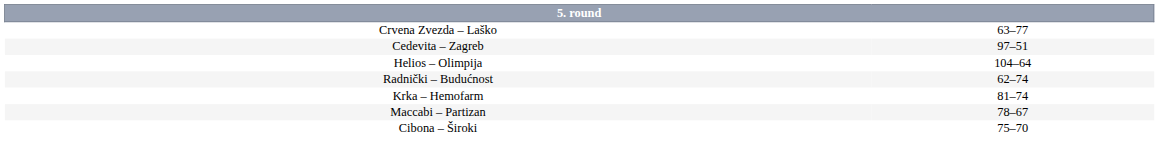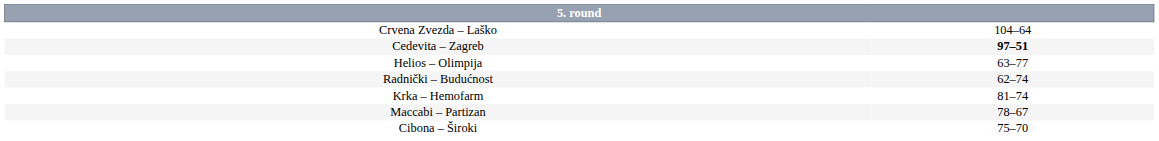(1013, 30) 63–77 -> (1013, 30) 104–64
(1013, 46) normal -> (1013, 46) bold
(1013, 63) 104–64 -> (1013, 63) 63–77
